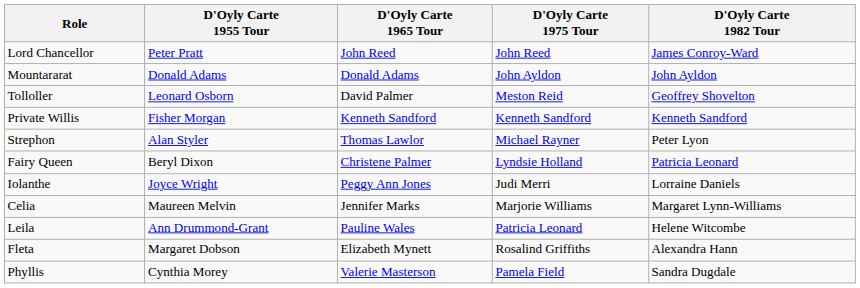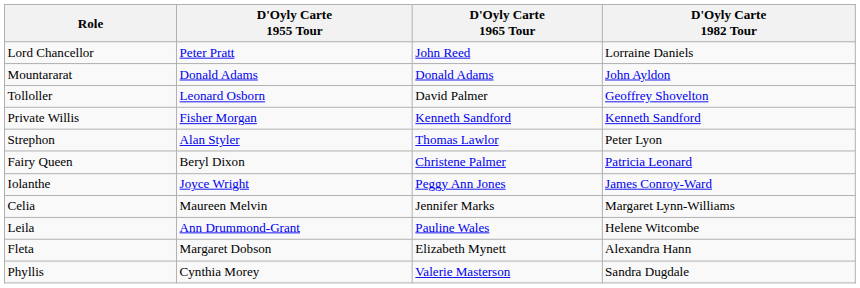- column: (570, 23)
(705, 53) James Conroy-Ward -> (649, 53) Lorraine Daniels
(696, 184) Lorraine Daniels -> (659, 184) James Conroy-Ward
